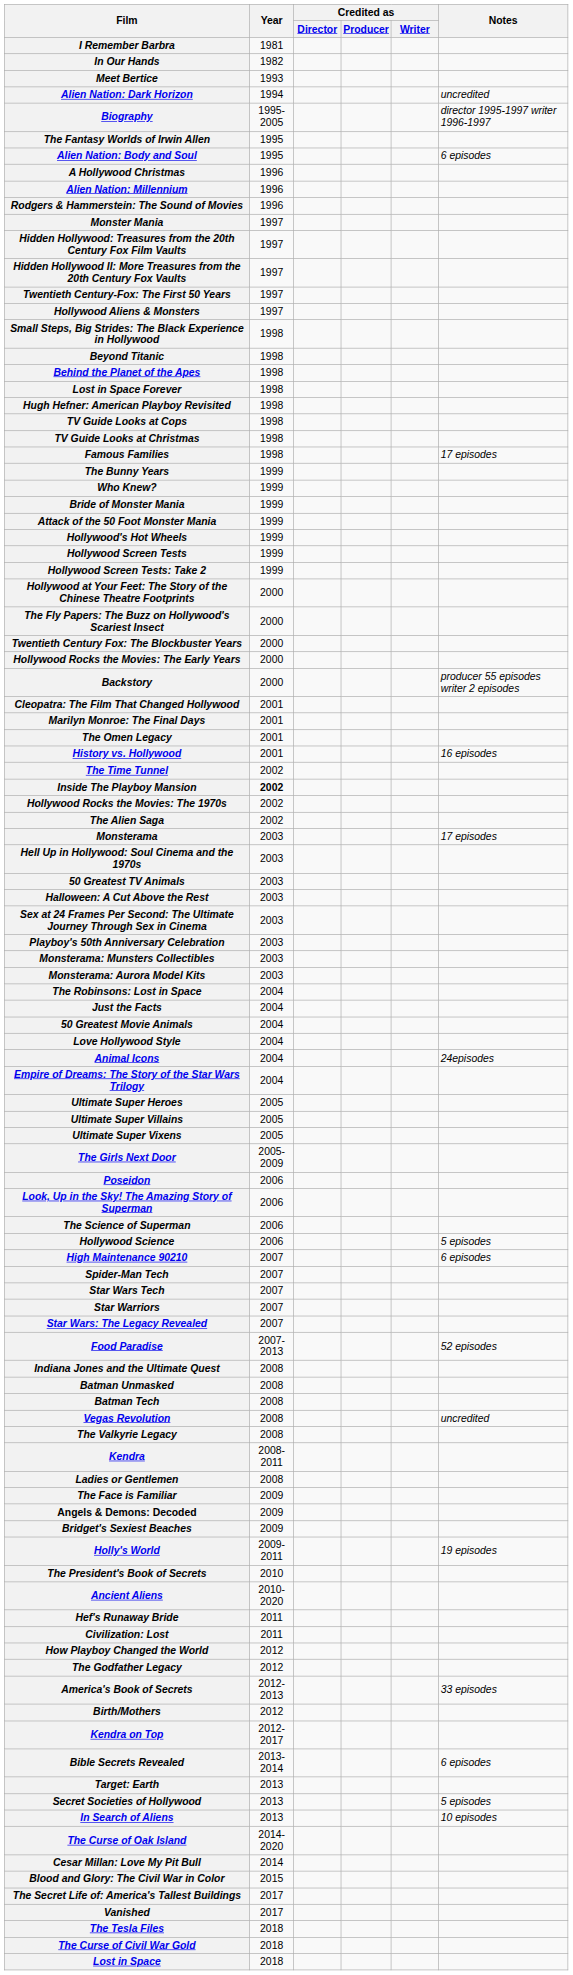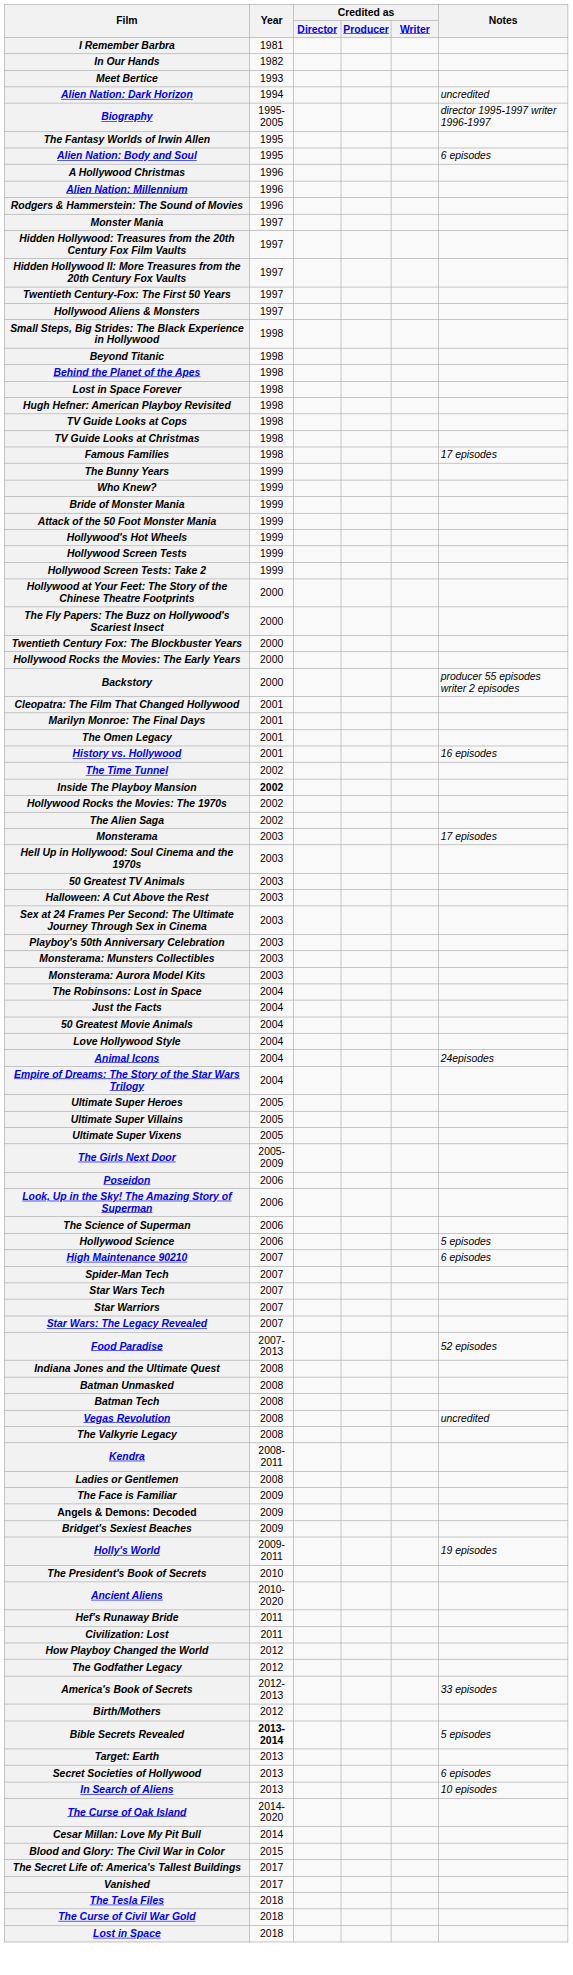- row: (127, 1734)
(272, 1763) normal -> (272, 1734) bold
(466, 1763) 6 episodes -> (466, 1734) 5 episodes
(466, 1801) 5 episodes -> (466, 1773) 6 episodes
